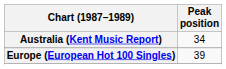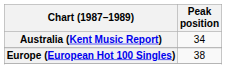(199, 55) 39 -> (199, 55) 38
